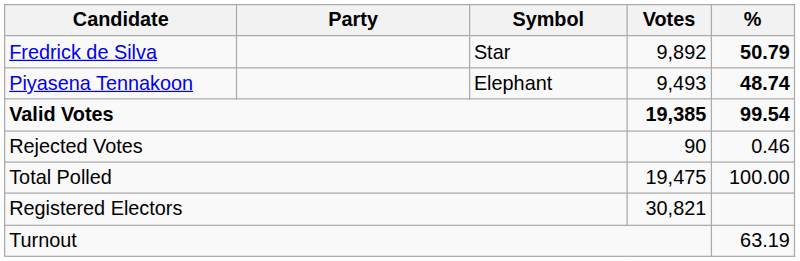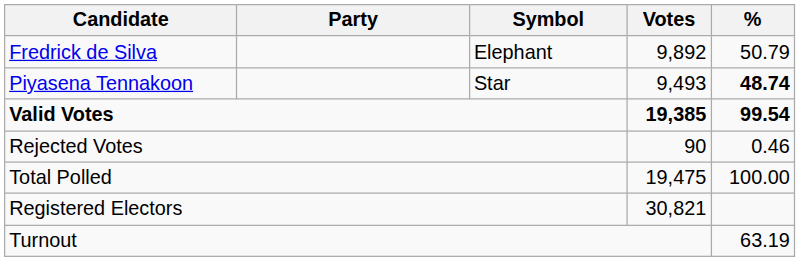(492, 51) Star -> (513, 51) Elephant
(765, 51) bold -> (765, 51) normal
(513, 83) Elephant -> (492, 83) Star
